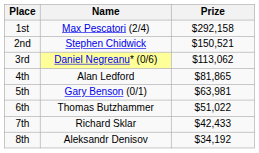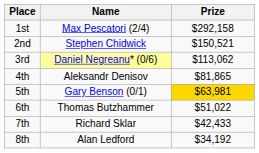(106, 76) Alan Ledford -> (106, 76) Aleksandr Denisov
(213, 92) no background -> (213, 92) gold background
(106, 140) Aleksandr Denisov -> (106, 140) Alan Ledford
